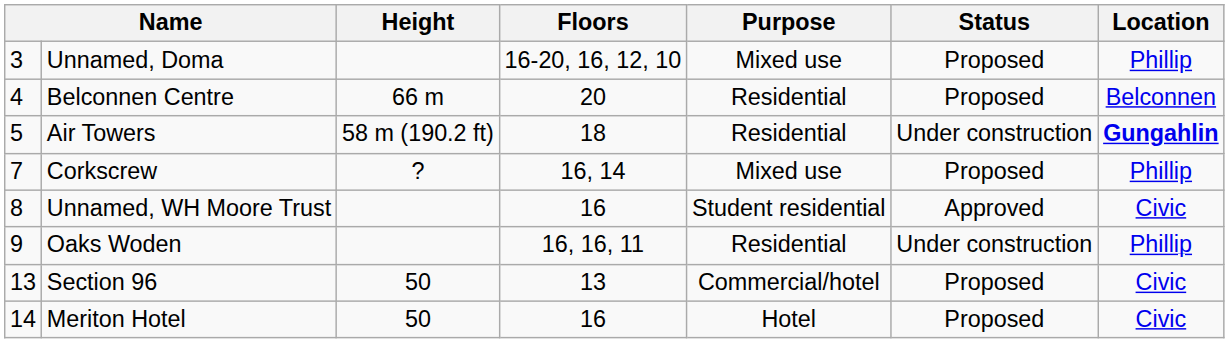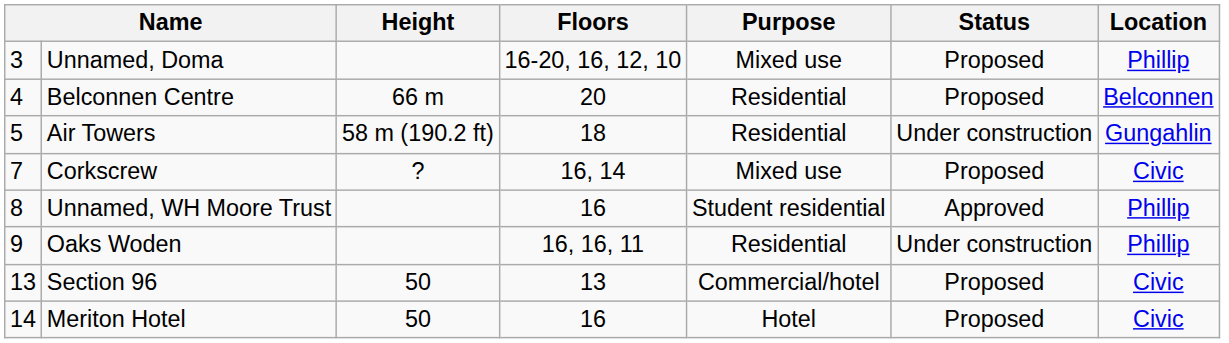(1161, 134) bold -> (1158, 134) normal
(1161, 171) Phillip -> (1158, 171) Civic
(1161, 208) Civic -> (1158, 208) Phillip
